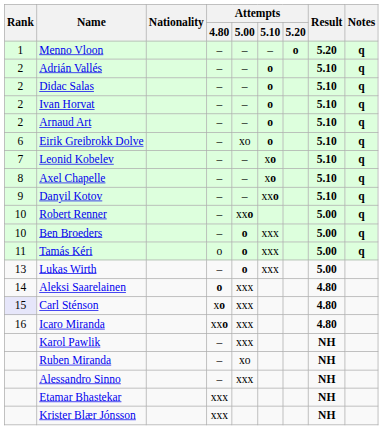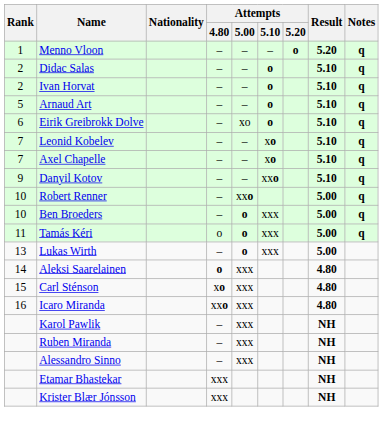- row: (71, 68)
(20, 123) 2 -> (20, 104) 5
(20, 178) 8 -> (20, 159) 7
(20, 305) lavender background -> (20, 287) no background
(245, 360) xo -> (245, 342) xxx
